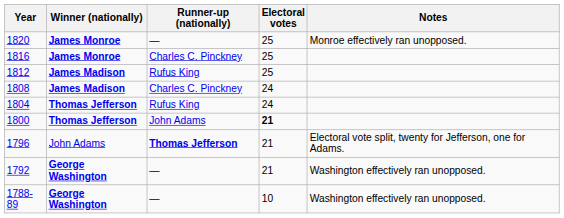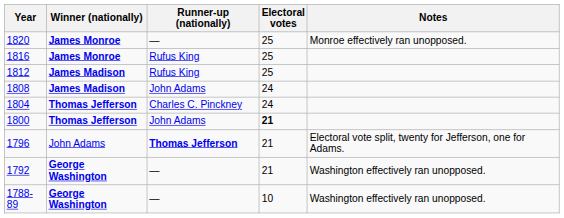(196, 56) Charles C. Pinckney -> (174, 56) Rufus King
(196, 89) Charles C. Pinckney -> (177, 89) John Adams
(174, 105) Rufus King -> (196, 105) Charles C. Pinckney
